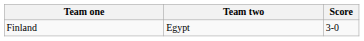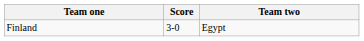columns swapped: (244, 12) <-> (341, 12)
